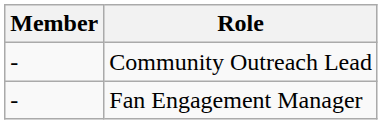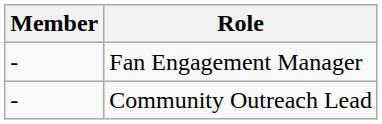rows swapped: (236, 99) <-> (241, 61)
